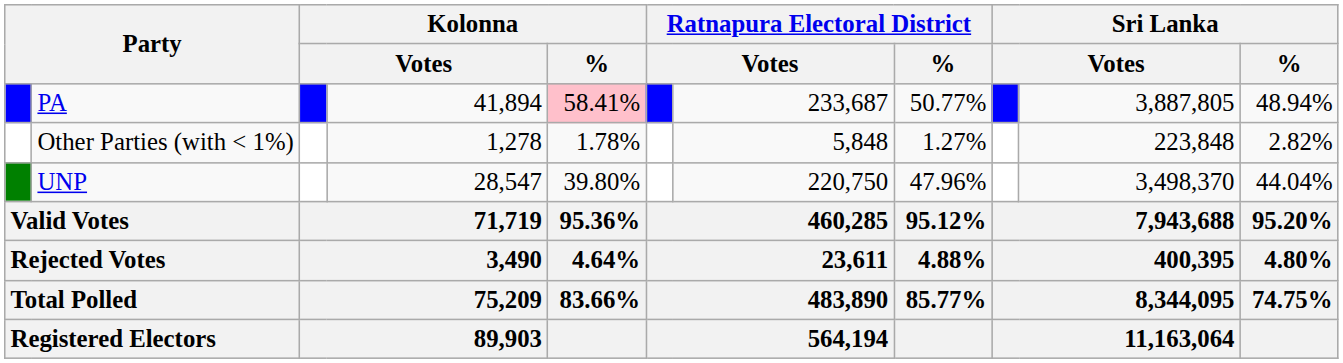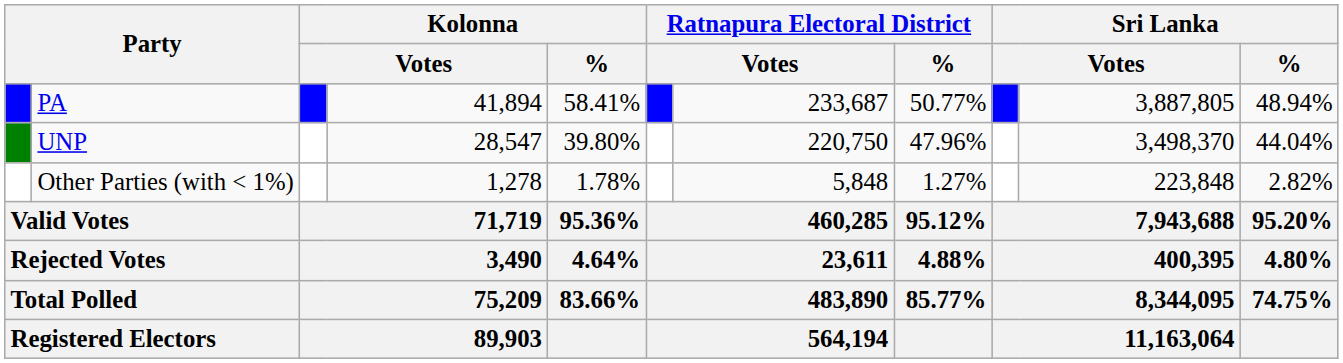(602, 102) pink background -> (602, 102) no background
rows swapped: (62, 181) <-> (166, 142)
